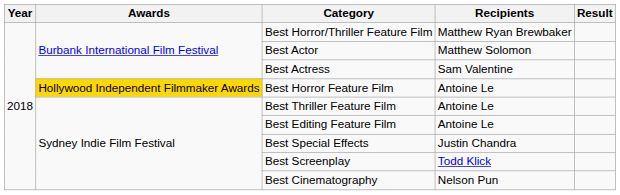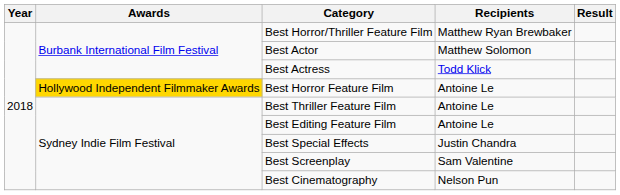(475, 69) Sam Valentine -> (464, 69) Todd Klick
(464, 161) Todd Klick -> (475, 161) Sam Valentine
